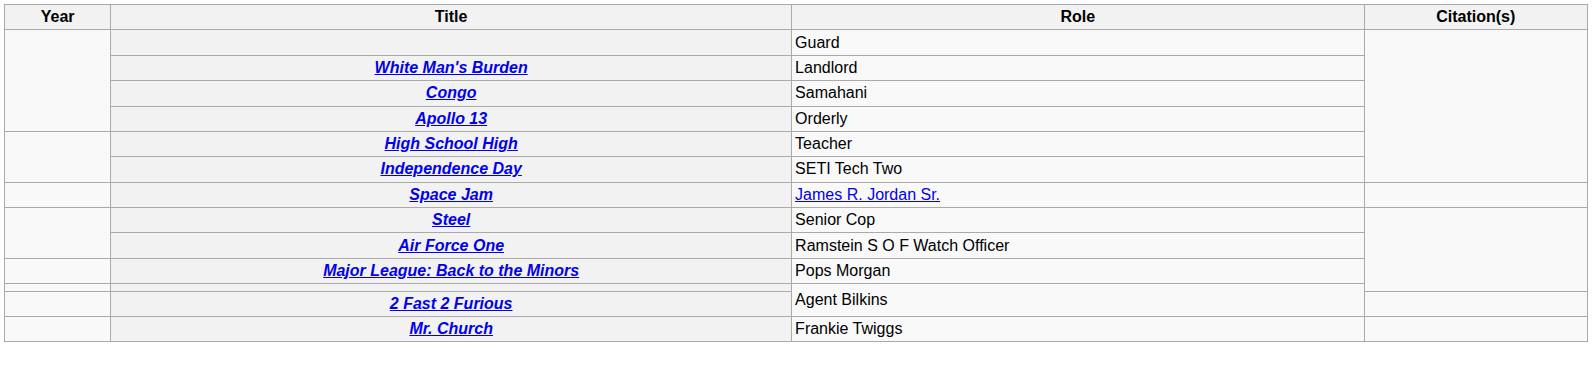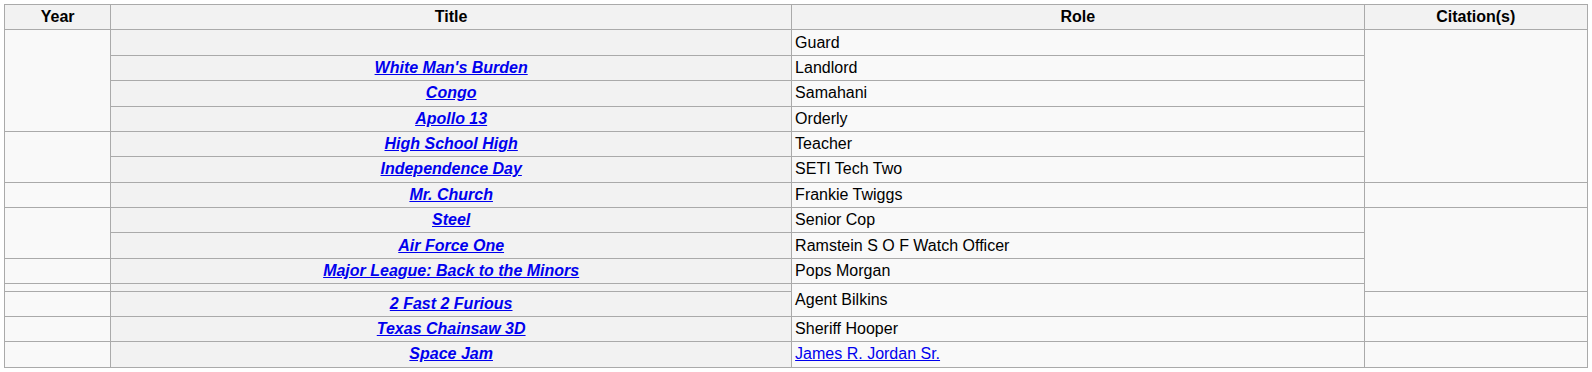rows swapped: (451, 194) <-> (451, 329)
+ row: (451, 329)
